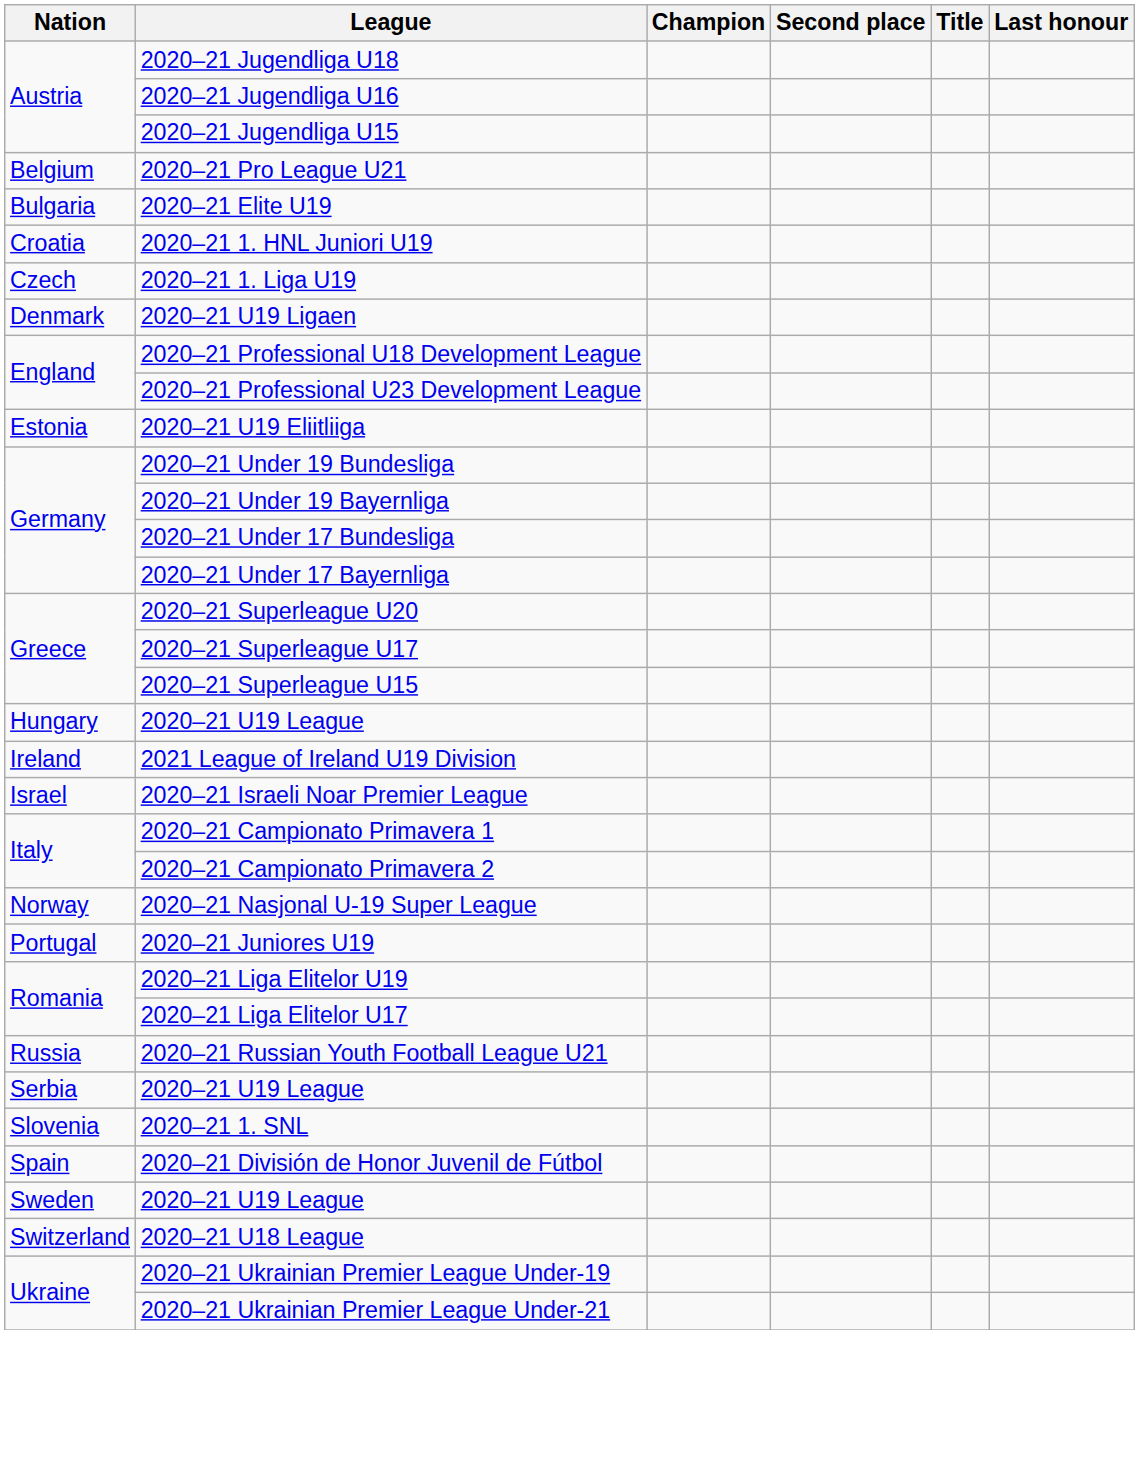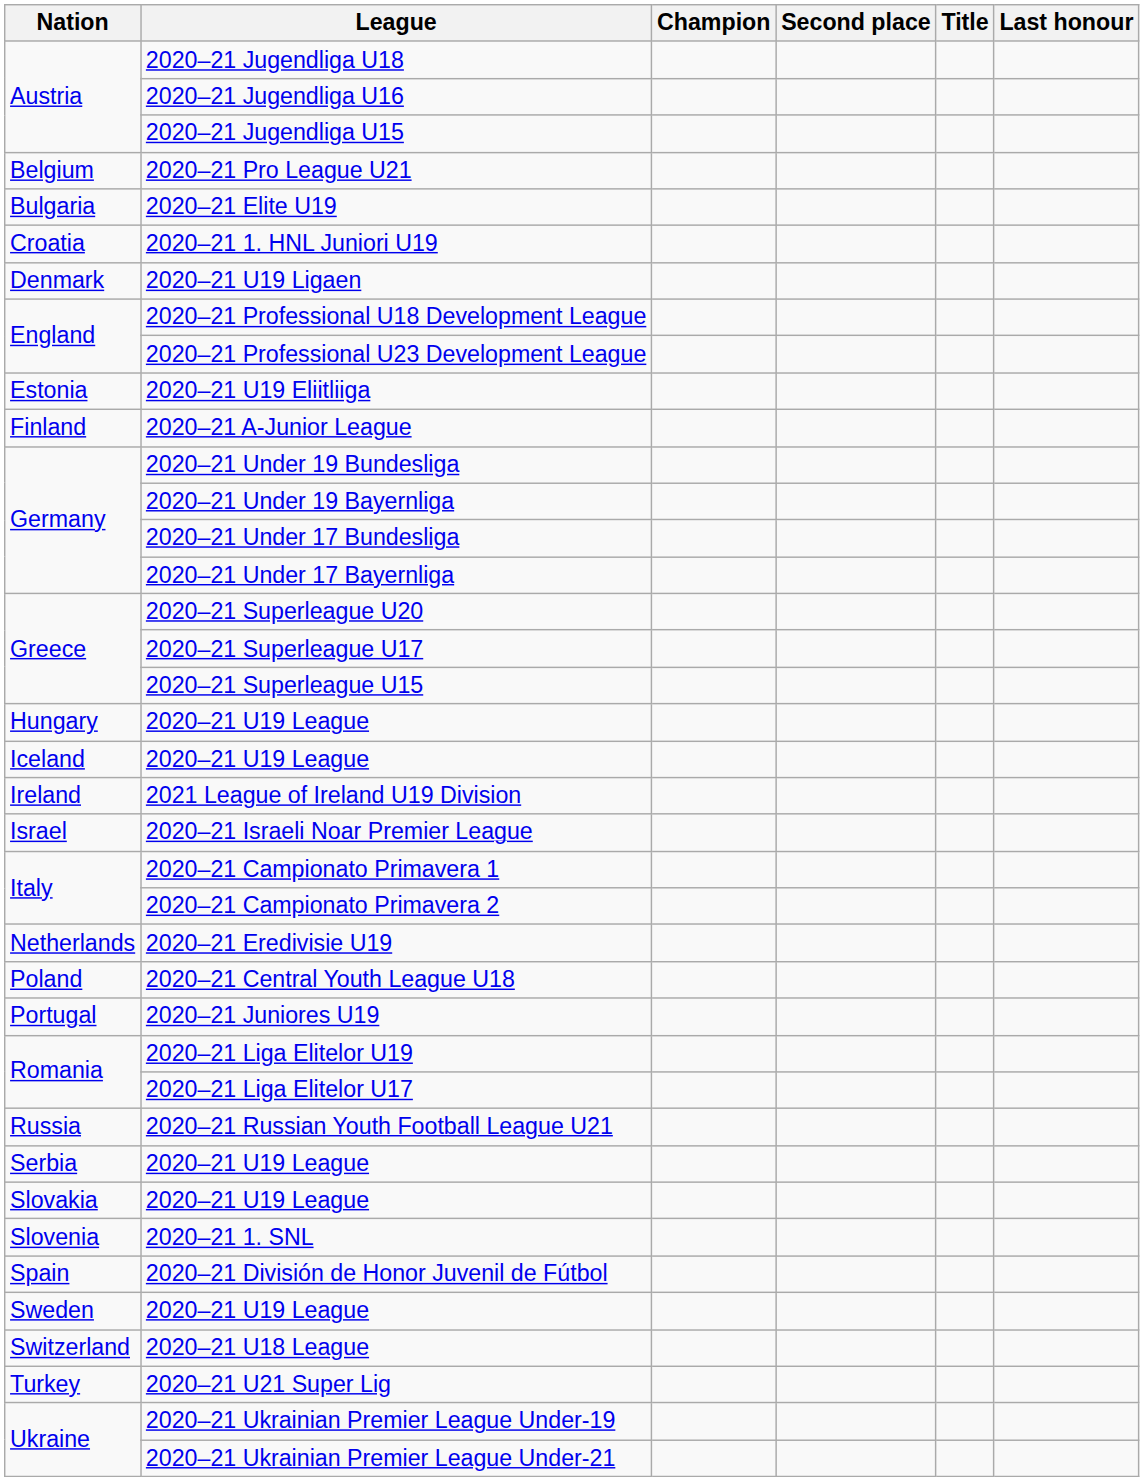- row: (43, 280)
+ row: (48, 427)
+ row: (47, 758)
+ row: (73, 942)
- row: (49, 905)
+ row: (46, 979)
+ row: (54, 1200)
+ row: (45, 1384)
